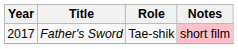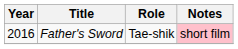(21, 33) 2017 -> (21, 33) 2016
